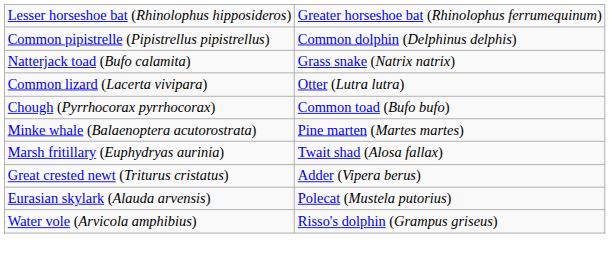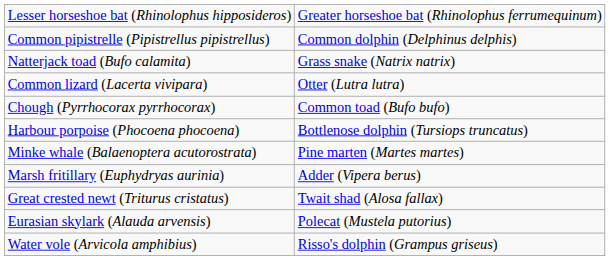+ row: (124, 130)
(370, 152) Twait shad (Alosa fallax) -> (359, 175) Adder (Vipera berus)
(359, 175) Adder (Vipera berus) -> (370, 198) Twait shad (Alosa fallax)
